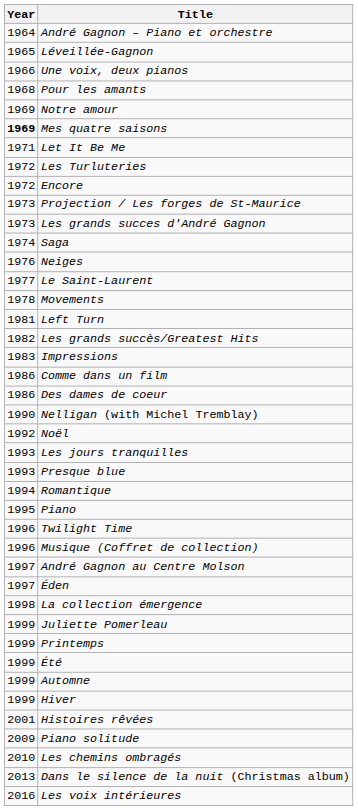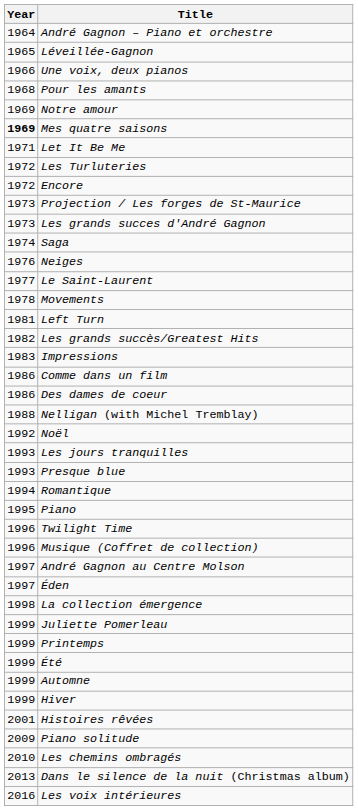(21, 414) 1990 -> (21, 414) 1988
